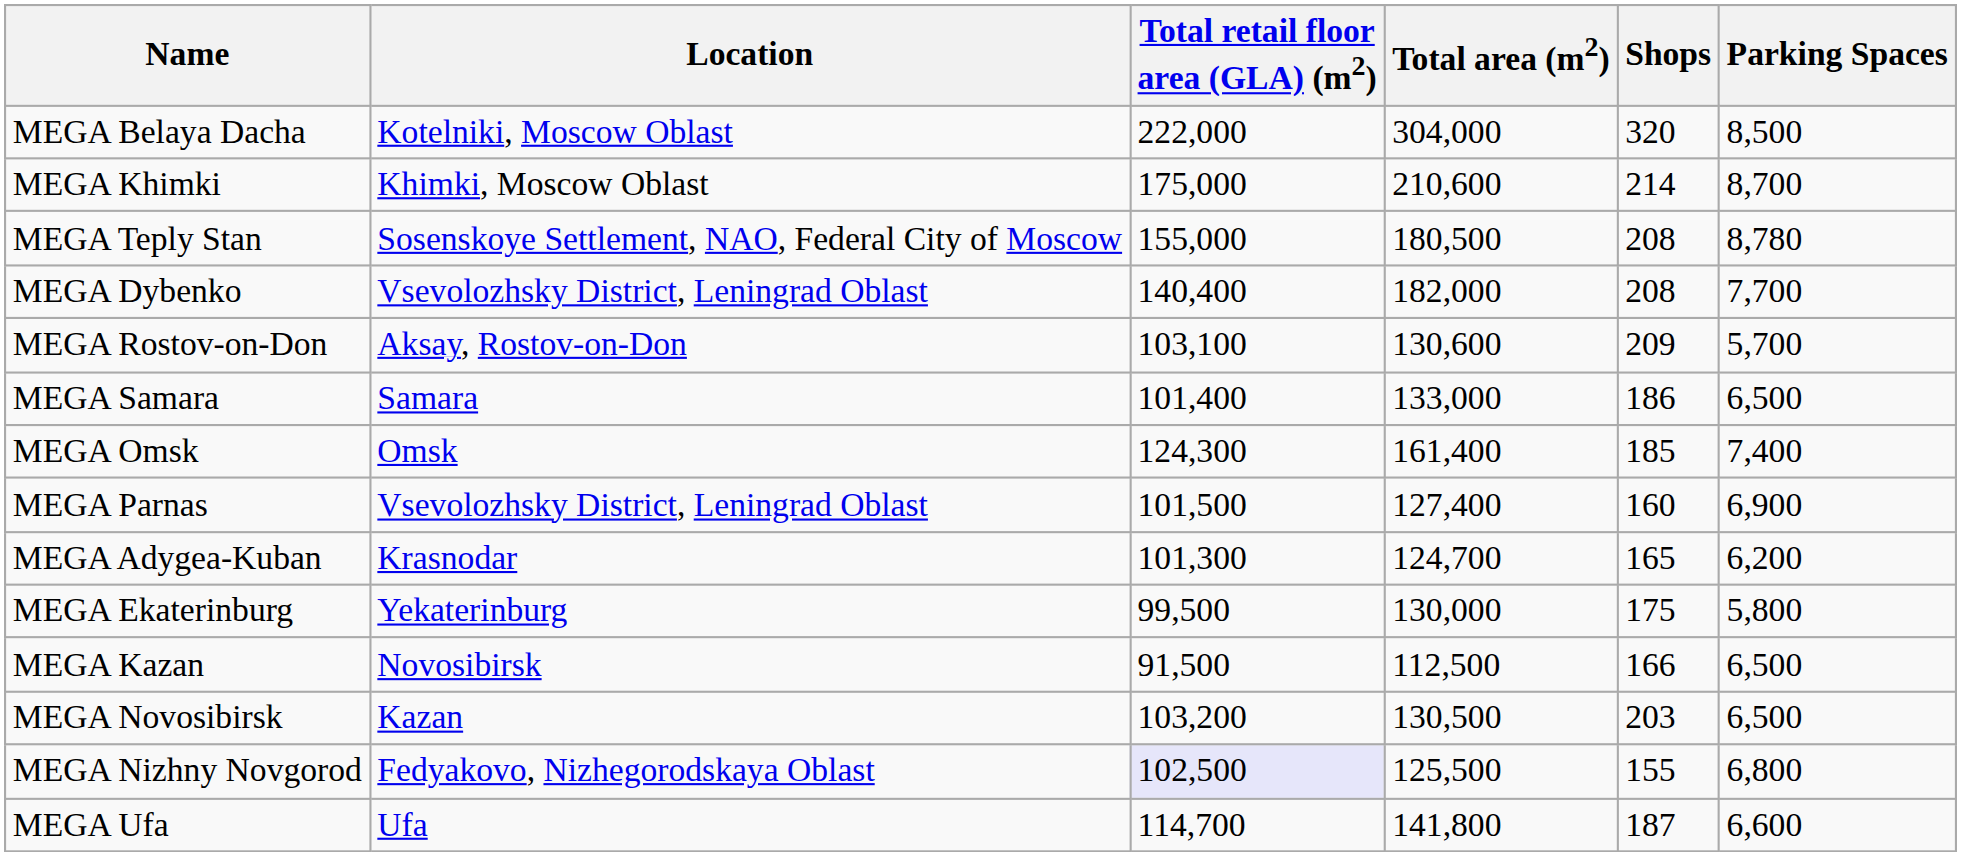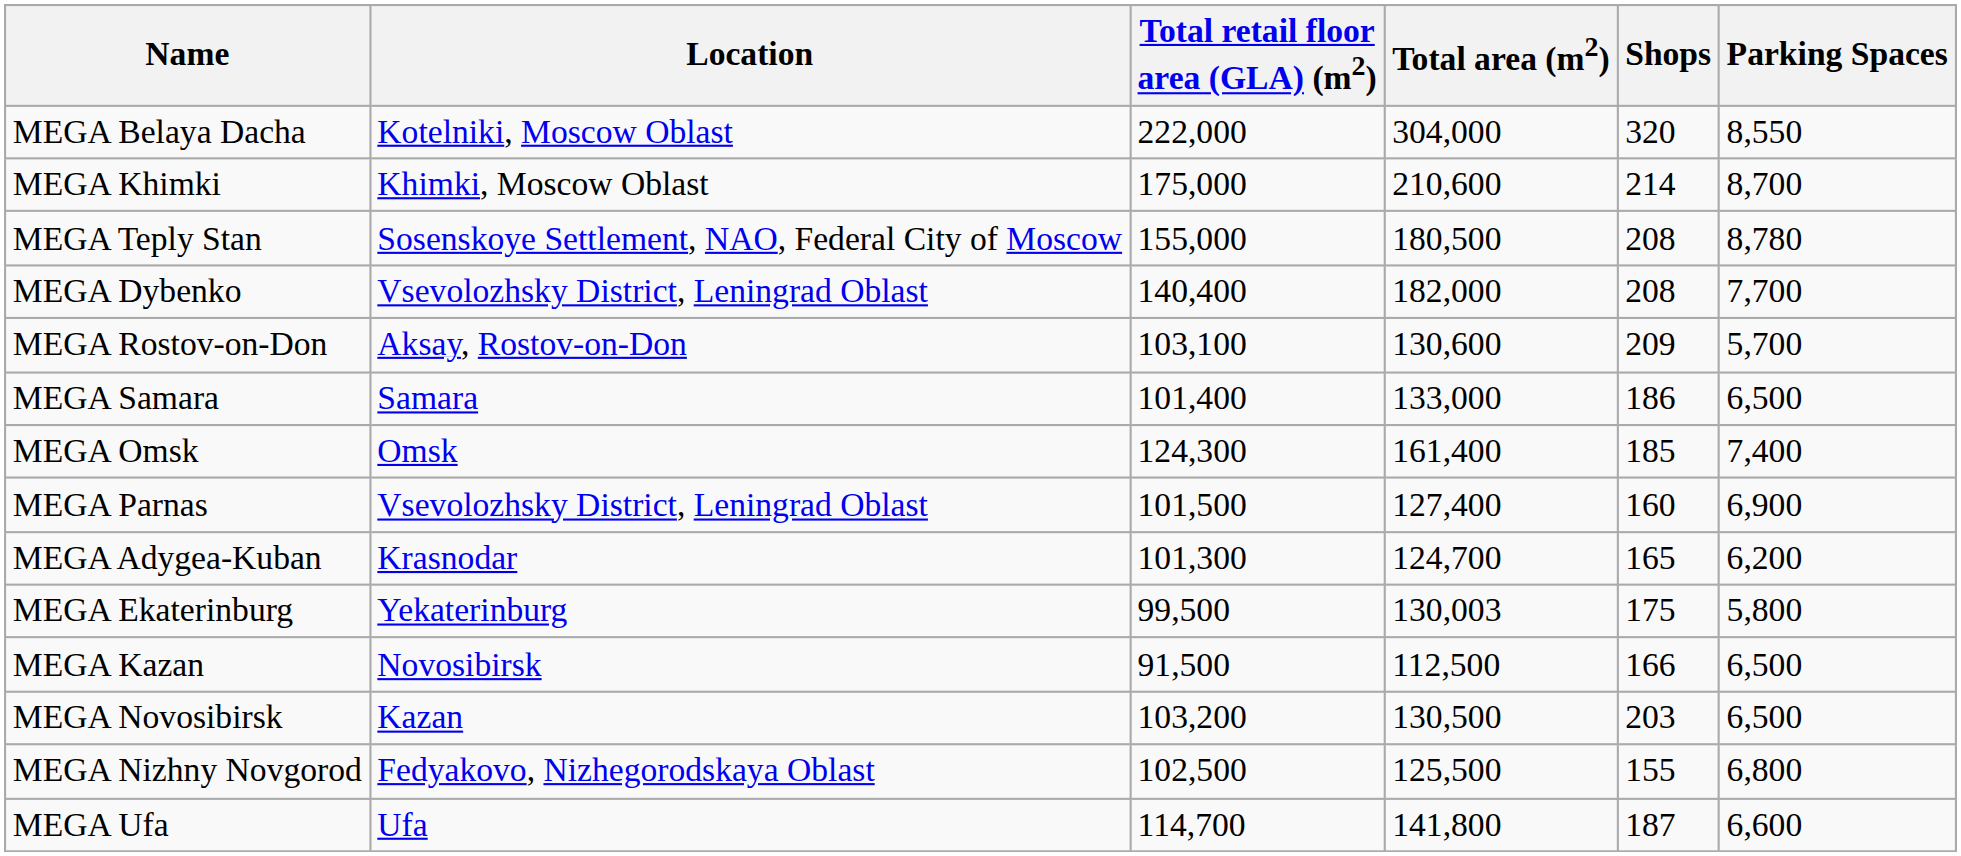(1764, 131) 8,500 -> (1764, 131) 8,550
(1447, 610) 130,000 -> (1447, 610) 130,003
(1192, 770) lavender background -> (1192, 770) no background
